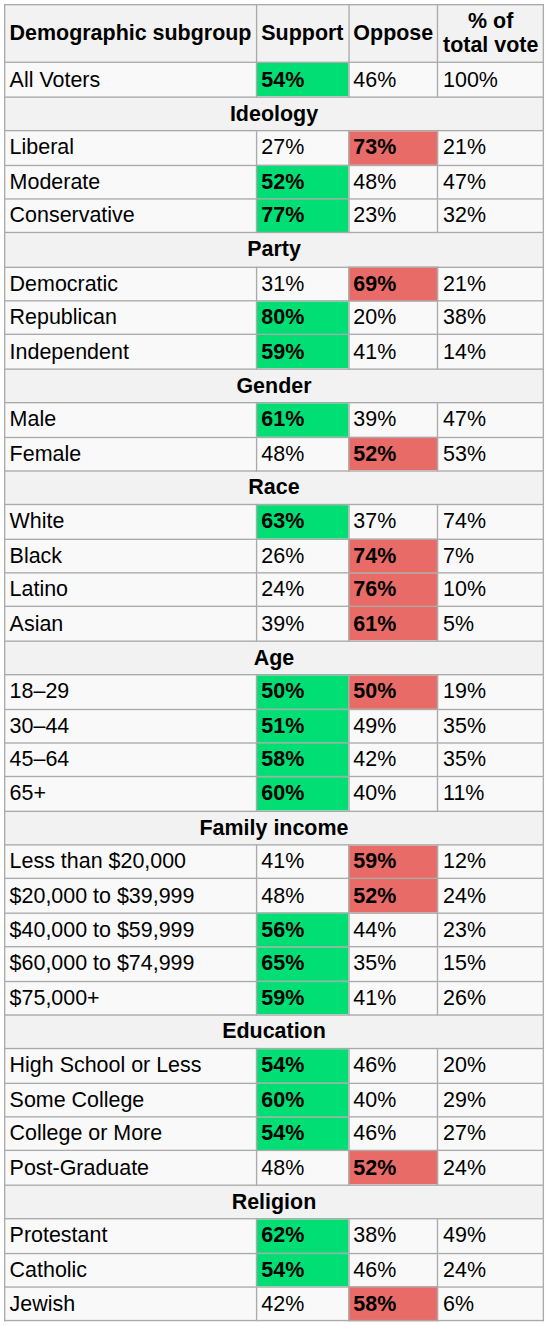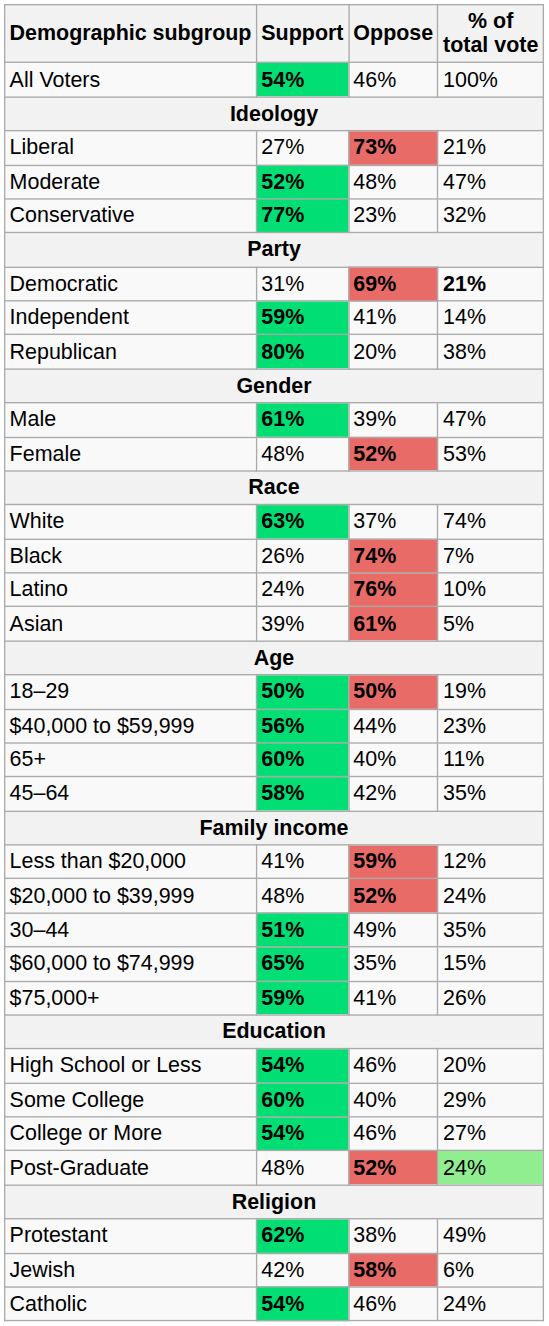(465, 283) normal -> (465, 283) bold
rows swapped: (63, 317) <-> (69, 351)
rows swapped: (39, 725) <-> (102, 929)
rows swapped: (39, 759) <-> (28, 793)
(465, 1167) no background -> (465, 1167) lightgreen background
rows swapped: (48, 1269) <-> (42, 1303)
